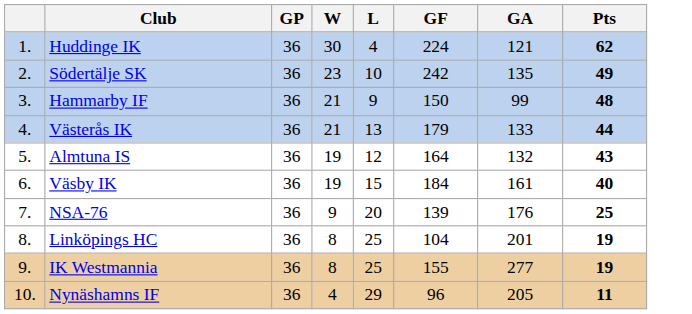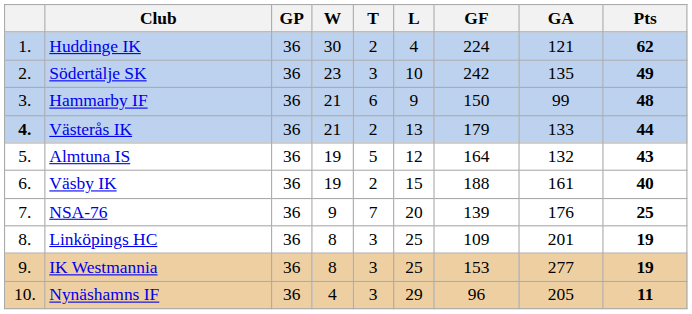+ column: (373, 18)
(25, 128) normal -> (25, 128) bold
(436, 184) 184 -> (476, 184) 188
(436, 239) 104 -> (476, 239) 109
(436, 267) 155 -> (476, 267) 153
